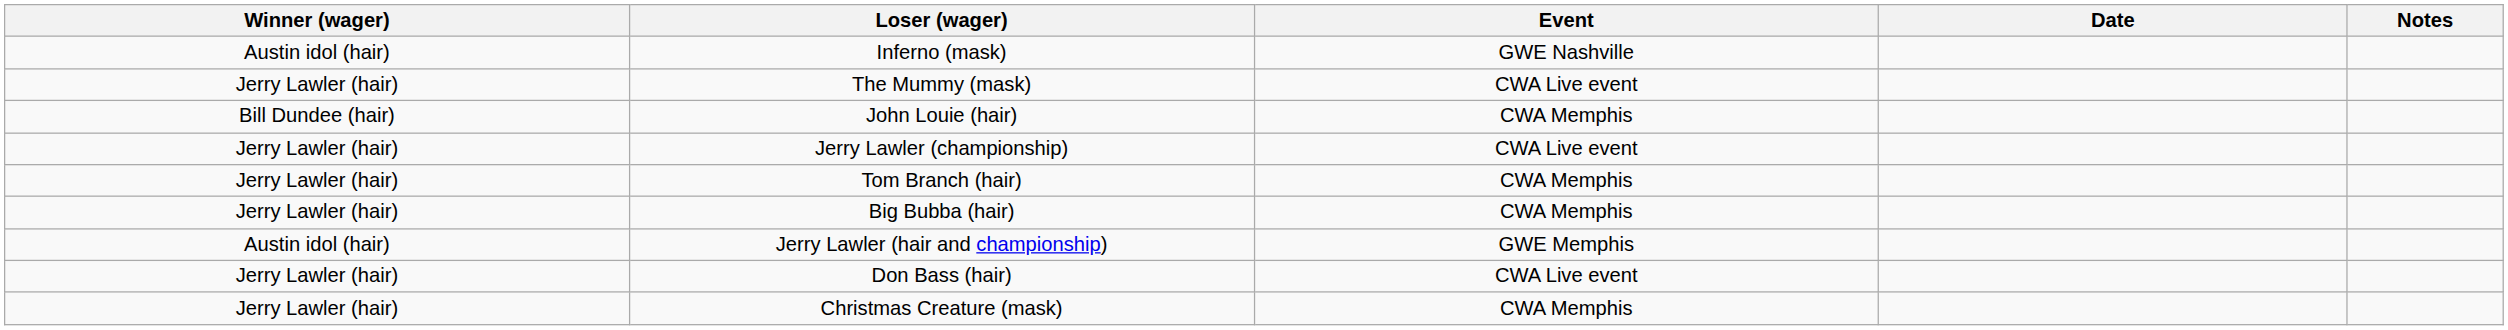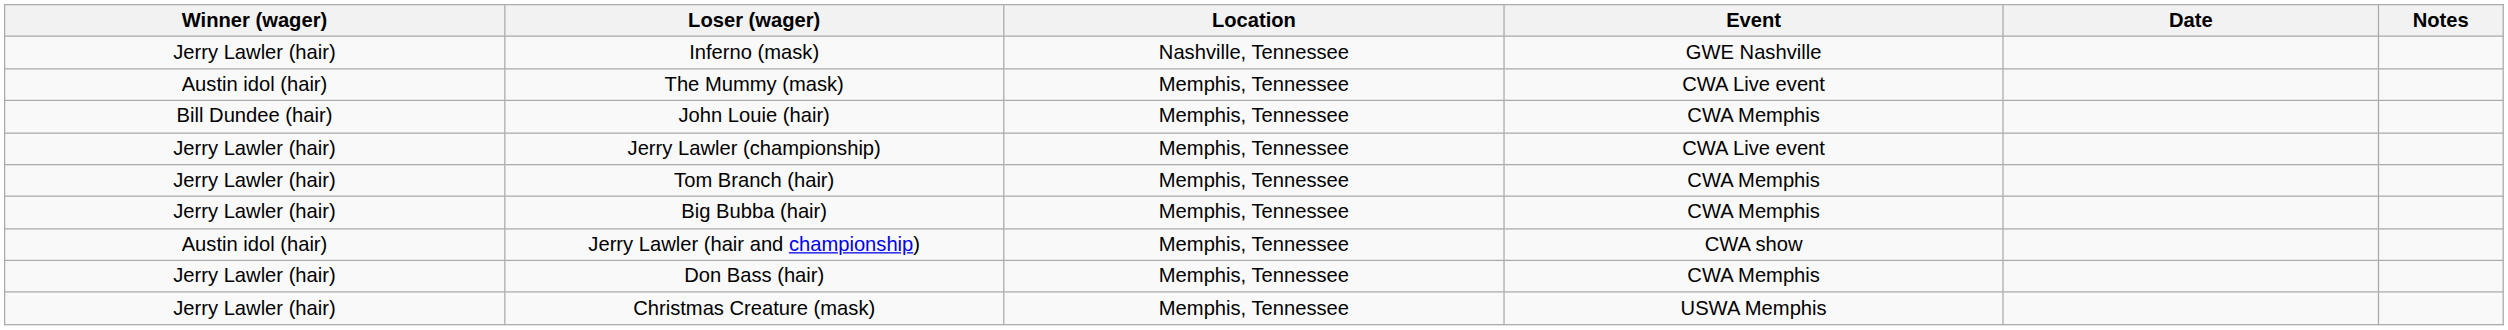+ column: (1254, 20)
(317, 52) Austin idol (hair) -> (254, 52) Jerry Lawler (hair)
(317, 84) Jerry Lawler (hair) -> (254, 84) Austin idol (hair)
(1566, 244) GWE Memphis -> (1754, 244) CWA show
(1566, 276) CWA Live event -> (1754, 276) CWA Memphis
(1566, 308) CWA Memphis -> (1754, 308) USWA Memphis
